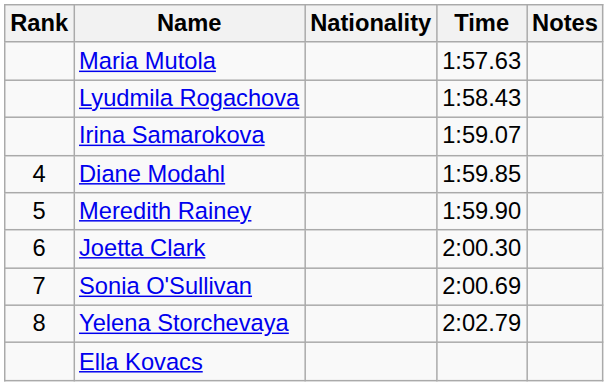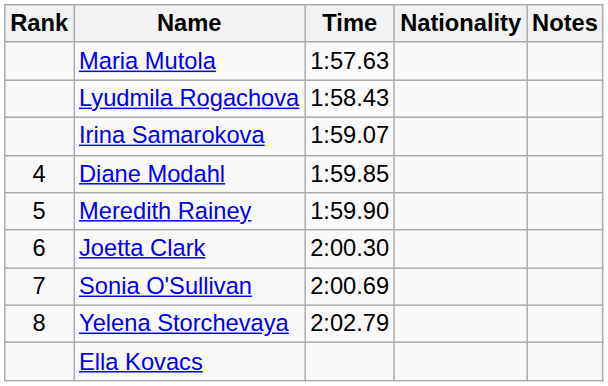columns swapped: (371, 23) <-> (482, 23)
